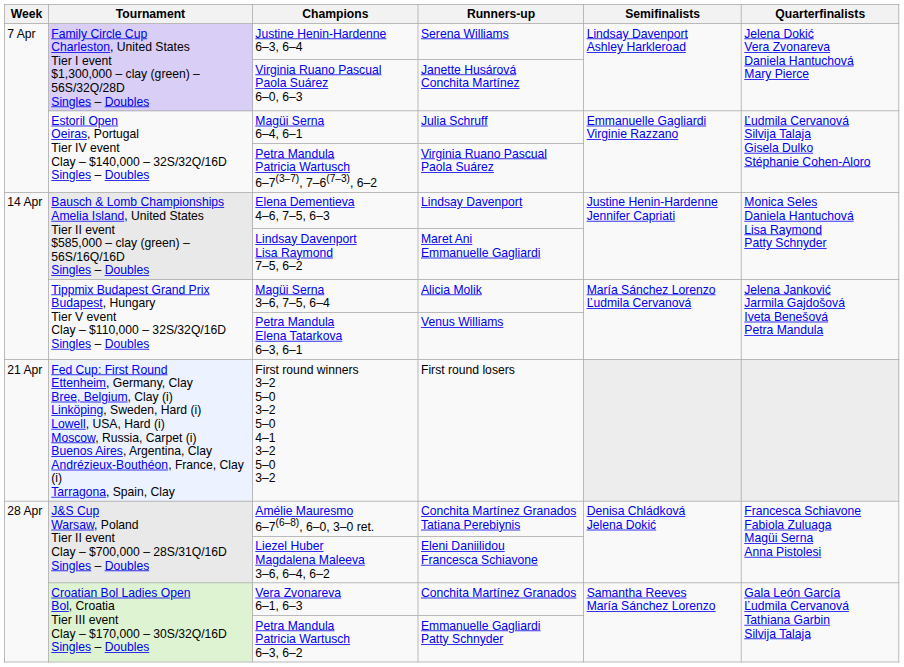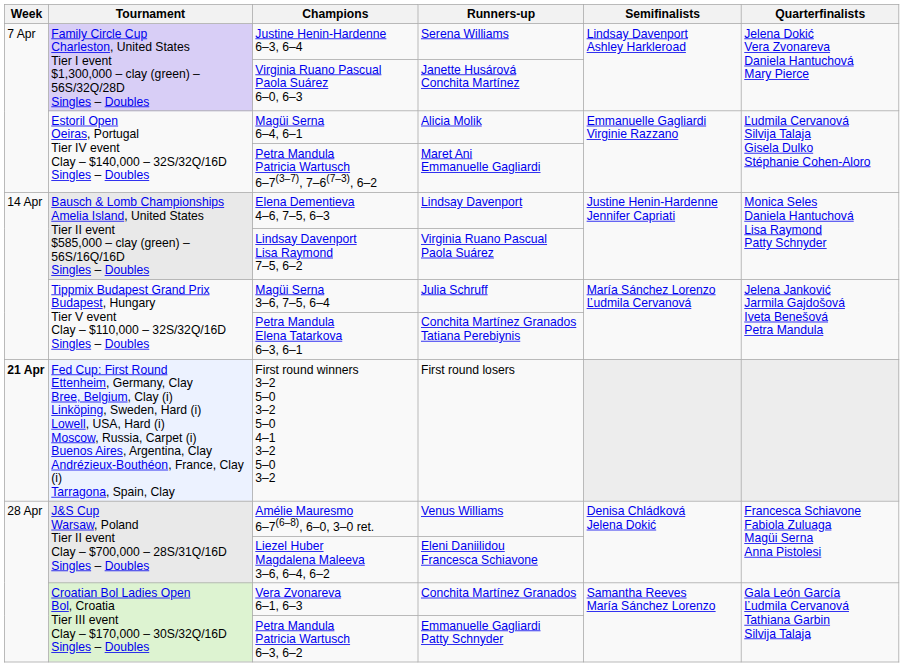(454, 121) Julia Schruff -> (451, 121) Alicia Molik
(484, 160) Virginia Ruano Pascual Paola Suárez -> (481, 160) Maret Ani Emmanuelle Gagliardi
(481, 245) Maret Ani Emmanuelle Gagliardi -> (484, 245) Virginia Ruano Pascual Paola Suárez
(451, 290) Alicia Molik -> (454, 290) Julia Schruff
(462, 323) Venus Williams -> (499, 329) Conchita Martínez Granados Tatiana Perebiynis
(25, 369) normal -> (26, 369) bold
(499, 517) Conchita Martínez Granados Tatiana Perebiynis -> (462, 511) Venus Williams
